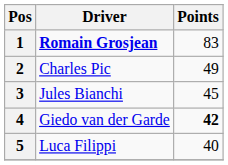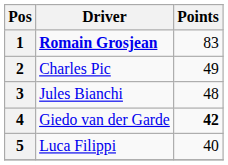(211, 94) 45 -> (211, 94) 48
